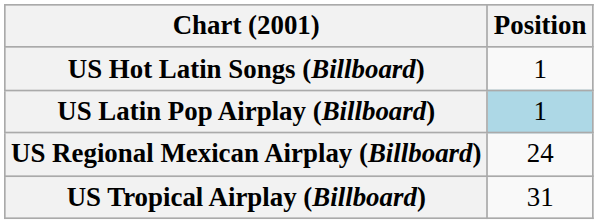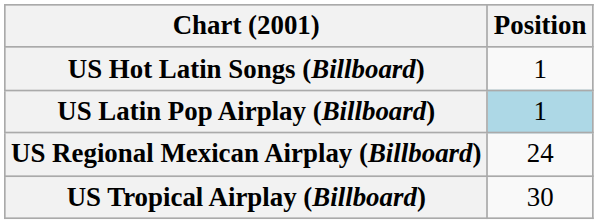(540, 196) 31 -> (540, 196) 30
